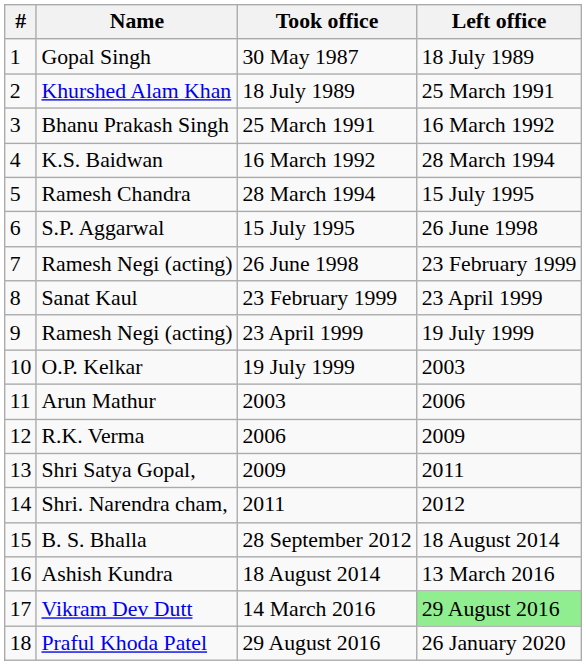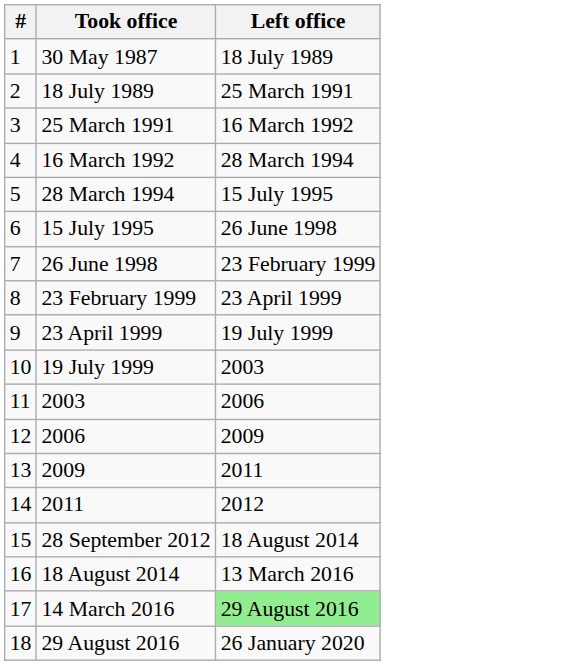- column: (137, 21)
